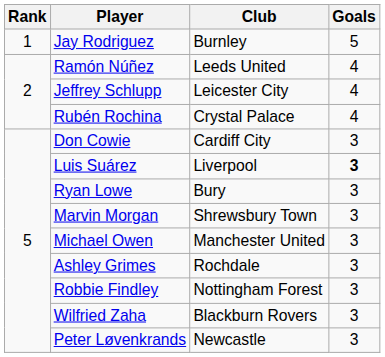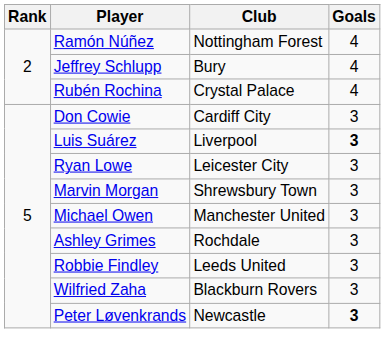- row: (104, 41)
(240, 66) Leeds United -> (258, 41) Nottingham Forest
(241, 91) Leicester City -> (210, 66) Bury
(210, 191) Bury -> (241, 166) Leicester City
(258, 290) Nottingham Forest -> (240, 265) Leeds United
(354, 340) normal -> (354, 315) bold
